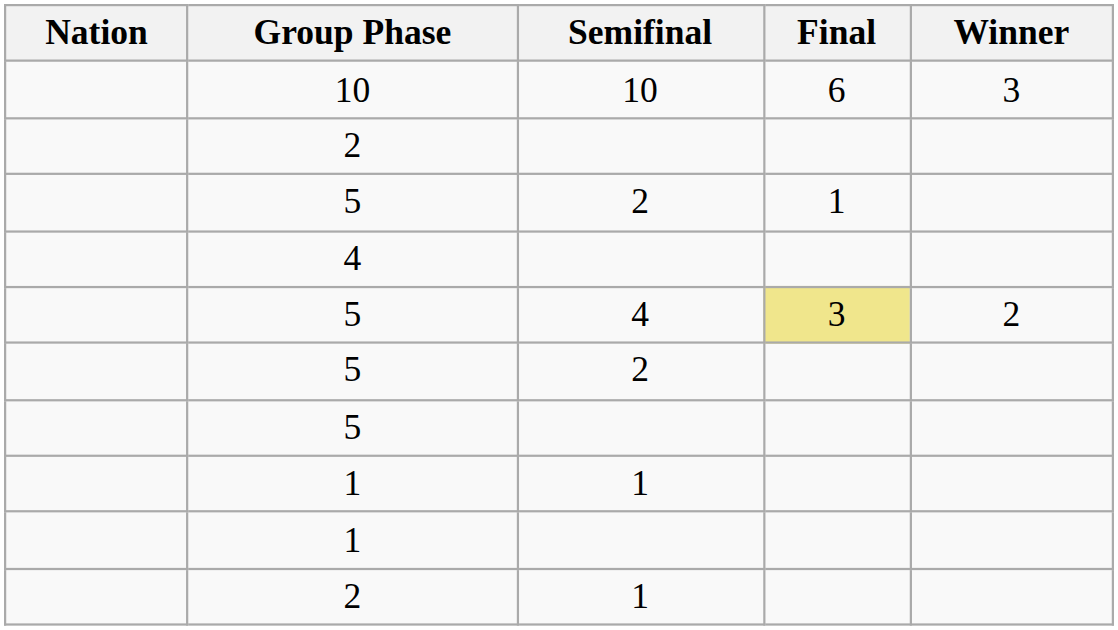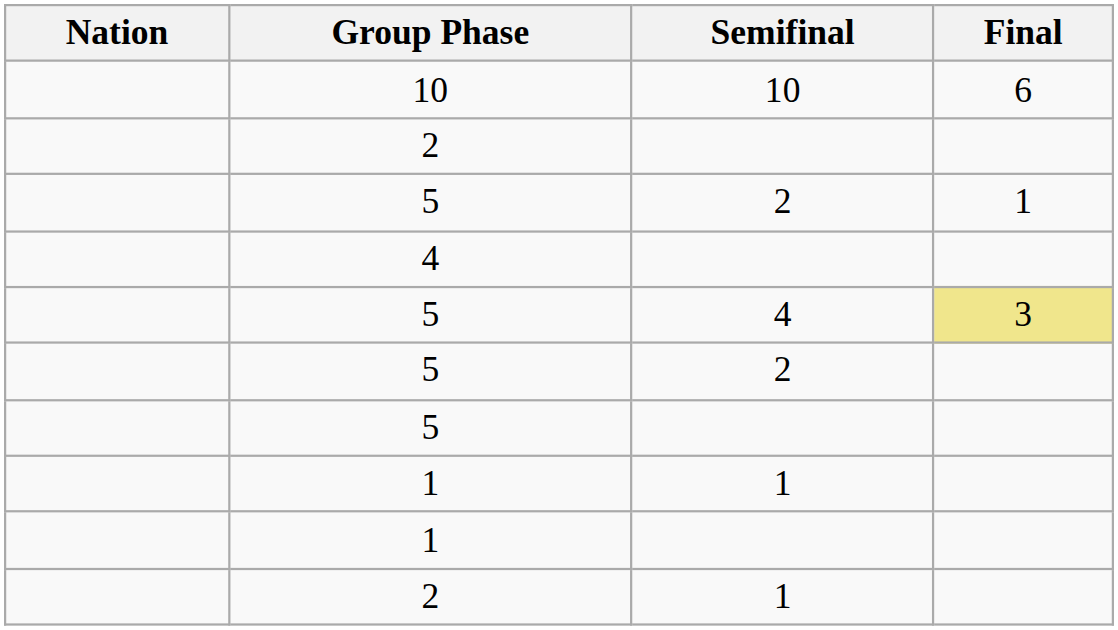- column: (1011, 32)
